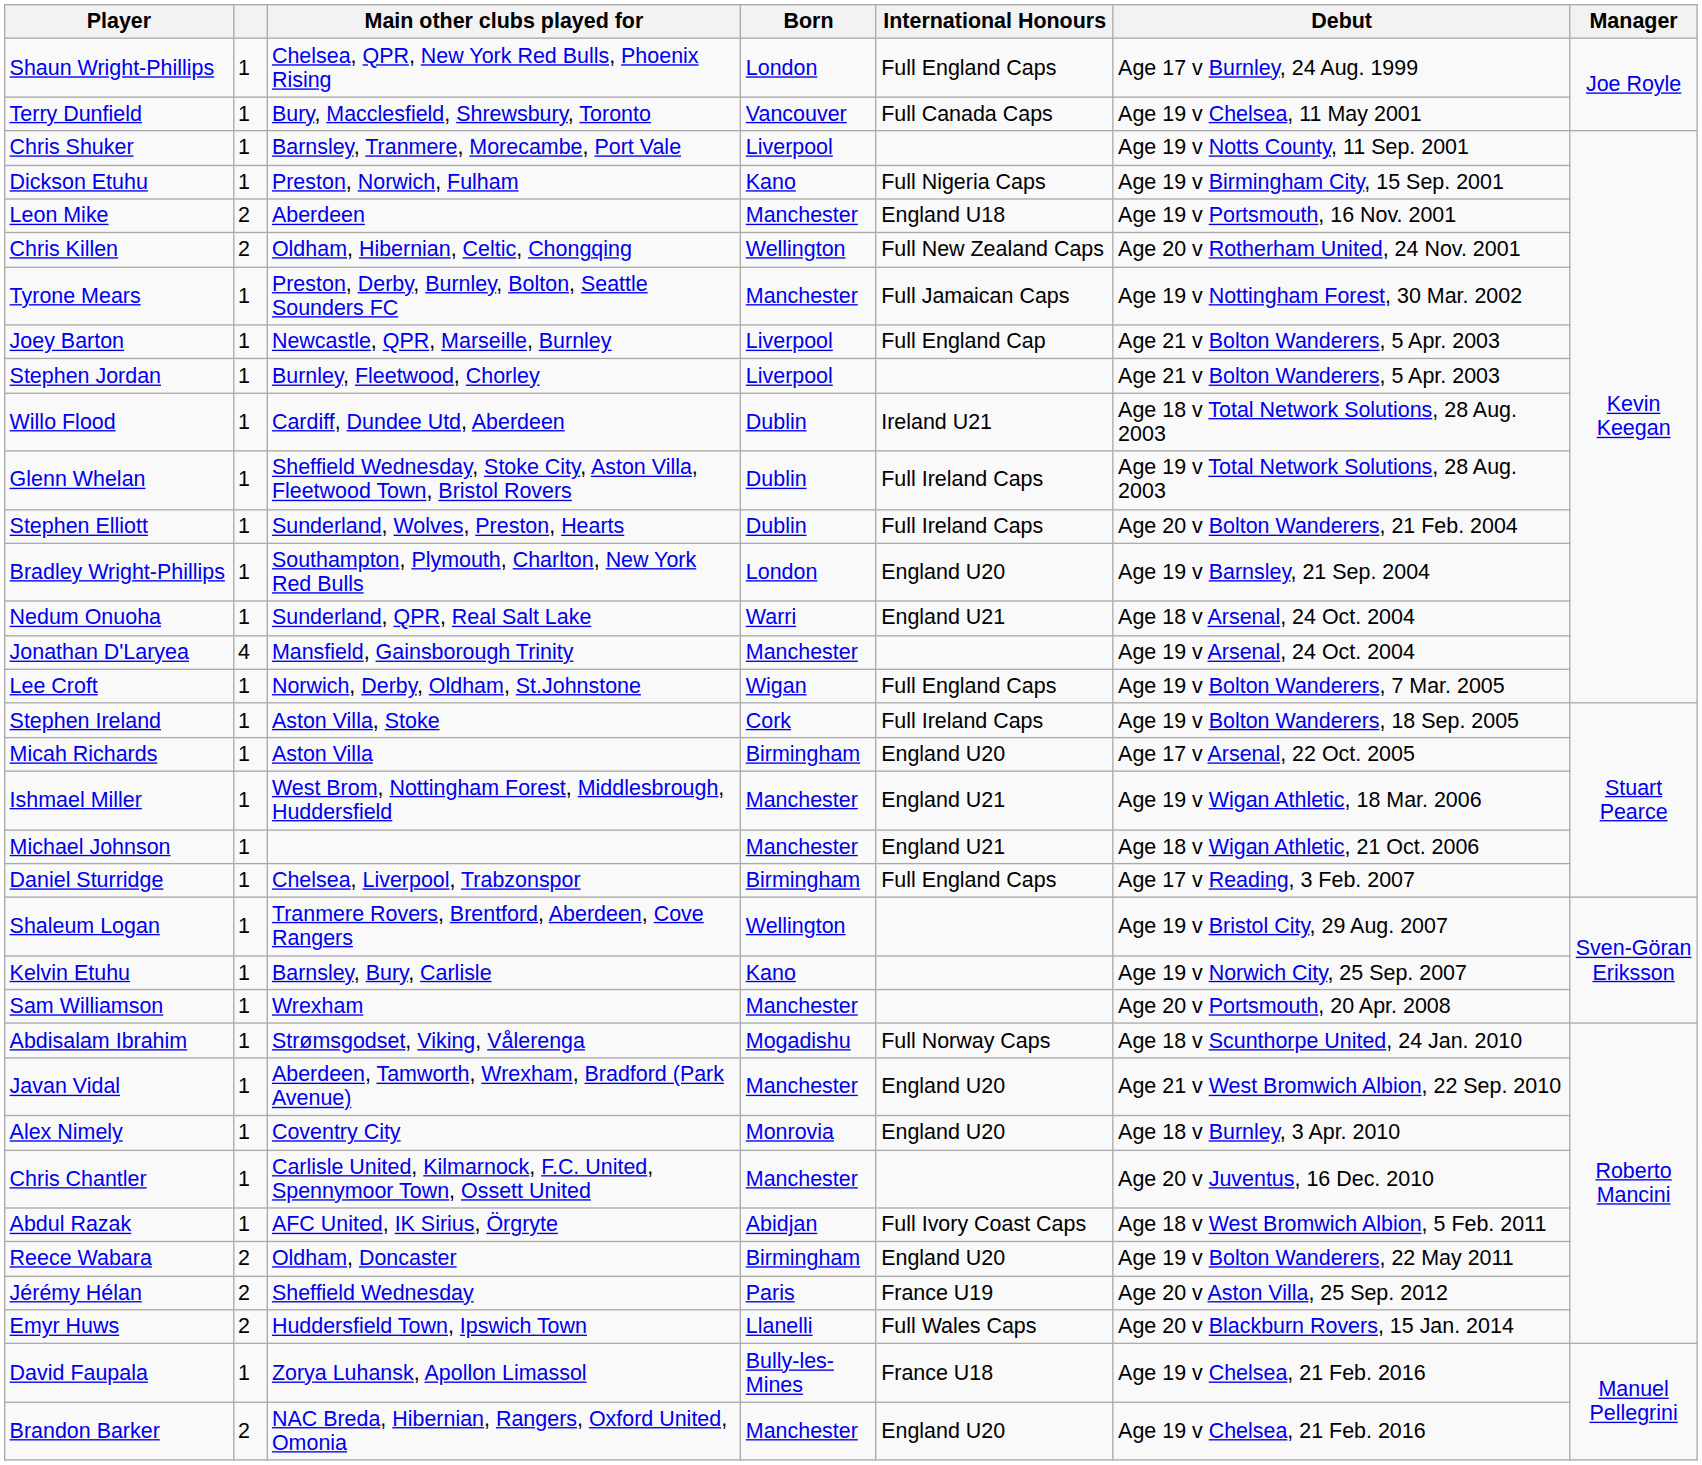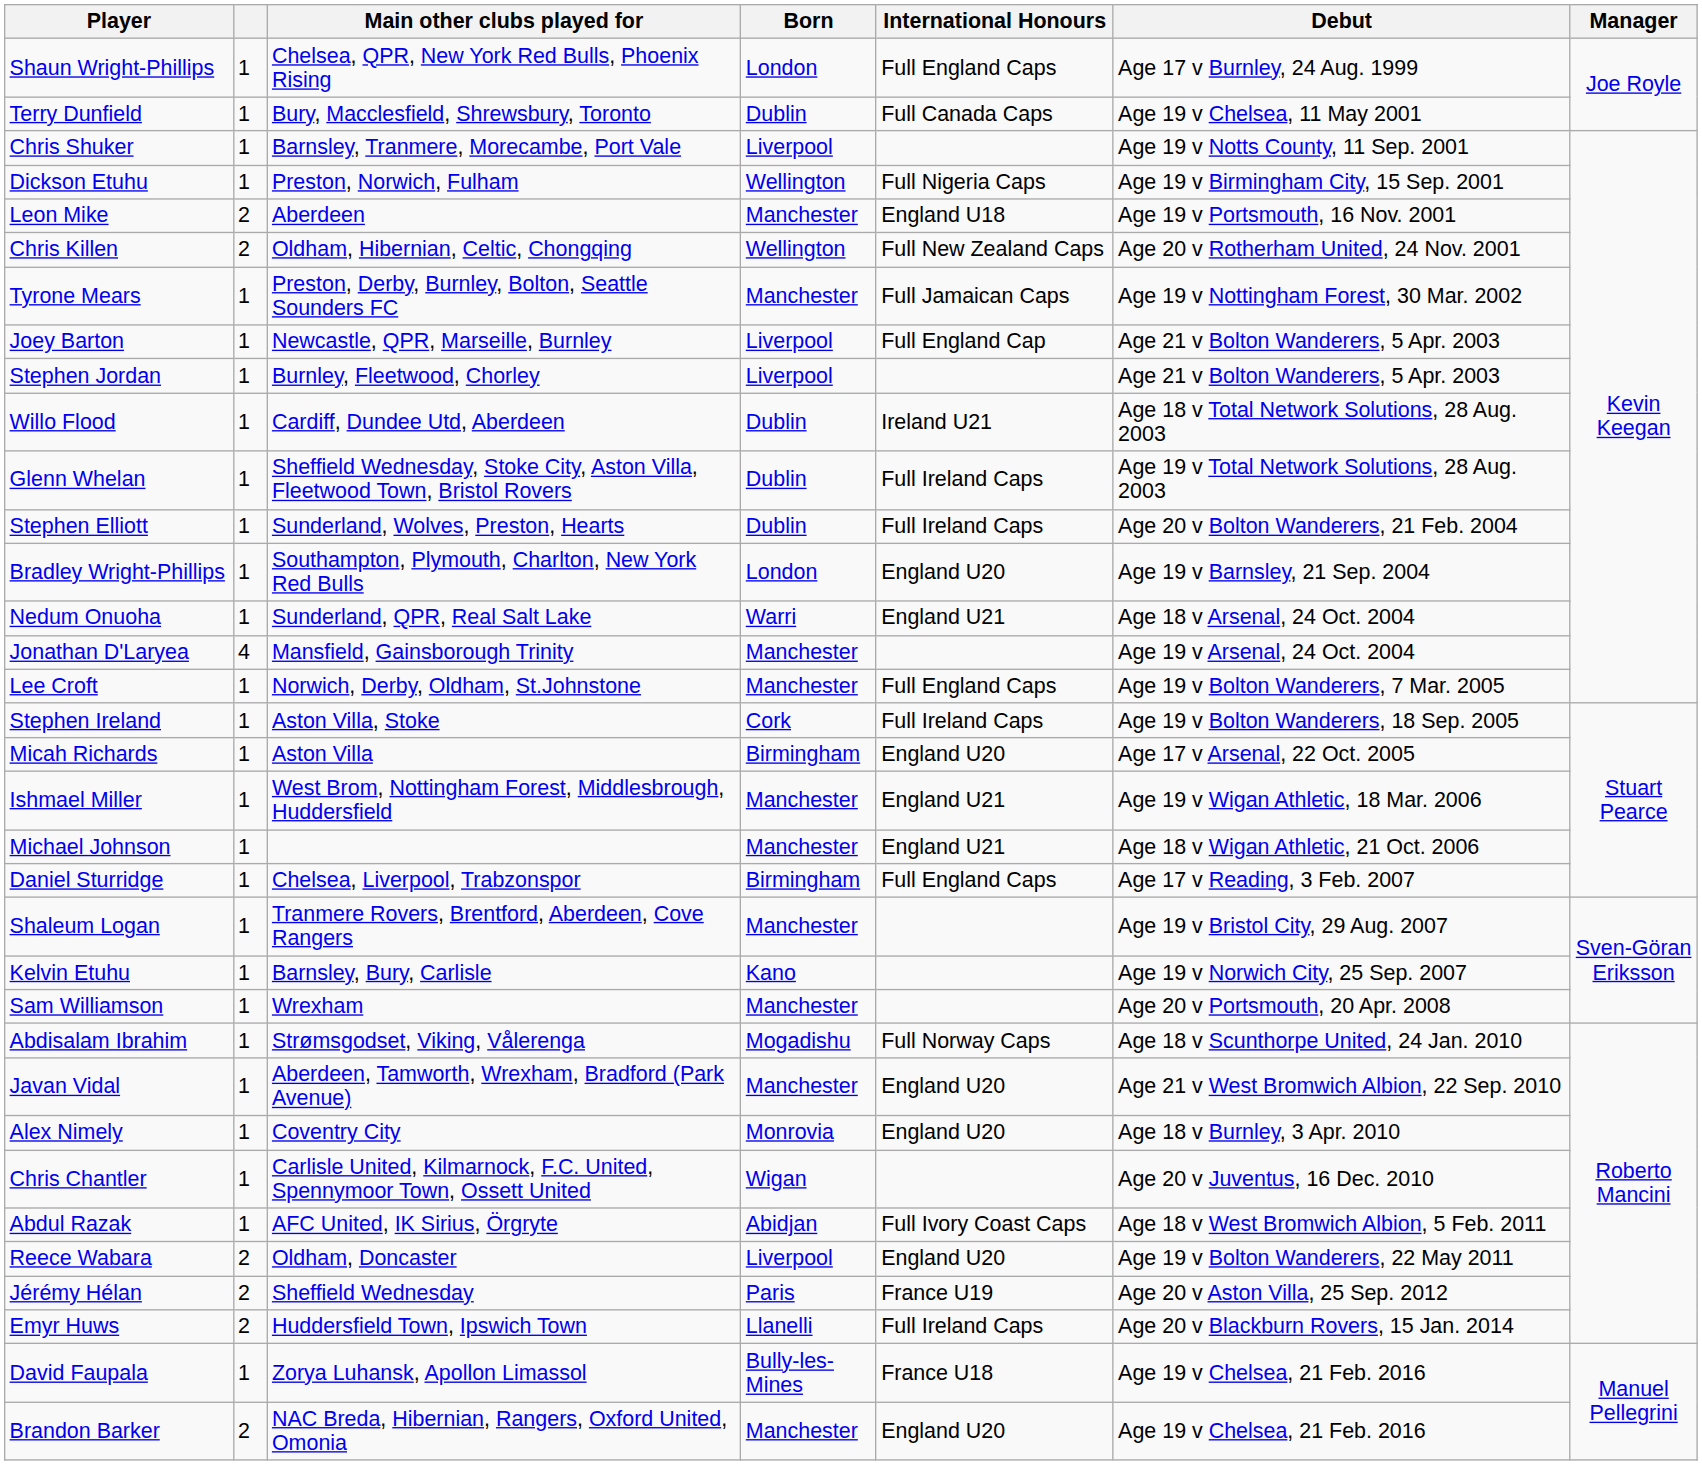(796, 113) Vancouver -> (776, 113) Dublin
(771, 181) Kano -> (796, 181) Wellington
(776, 686) Wigan -> (802, 686) Manchester
(796, 926) Wellington -> (802, 926) Manchester
(802, 1178) Manchester -> (776, 1178) Wigan
(803, 1258) Birmingham -> (789, 1258) Liverpool
(959, 1326) Full Wales Caps -> (962, 1326) Full Ireland Caps
